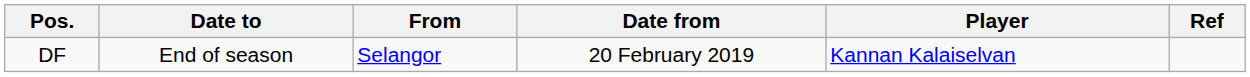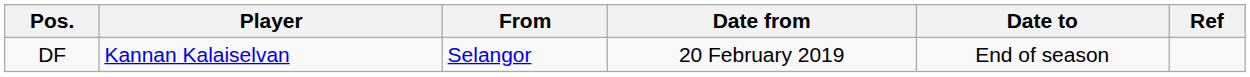columns swapped: (997, 21) <-> (226, 21)
